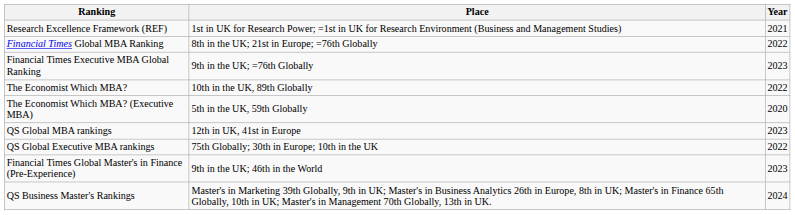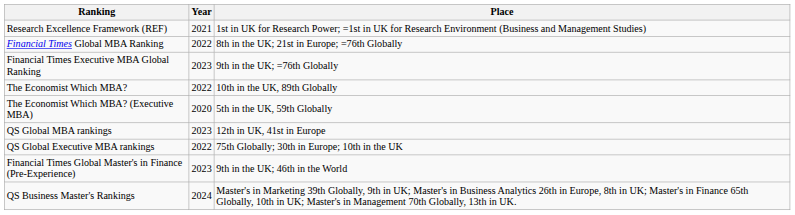columns swapped: (477, 12) <-> (778, 12)
